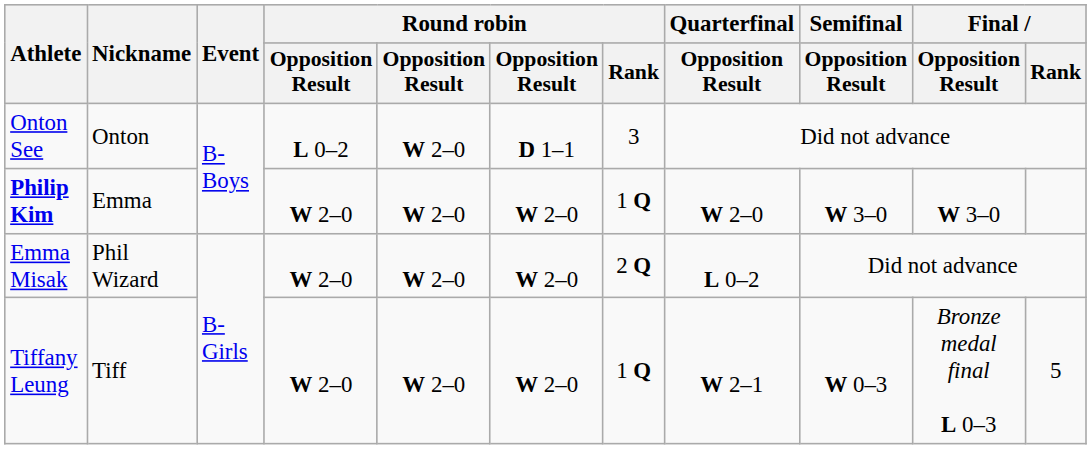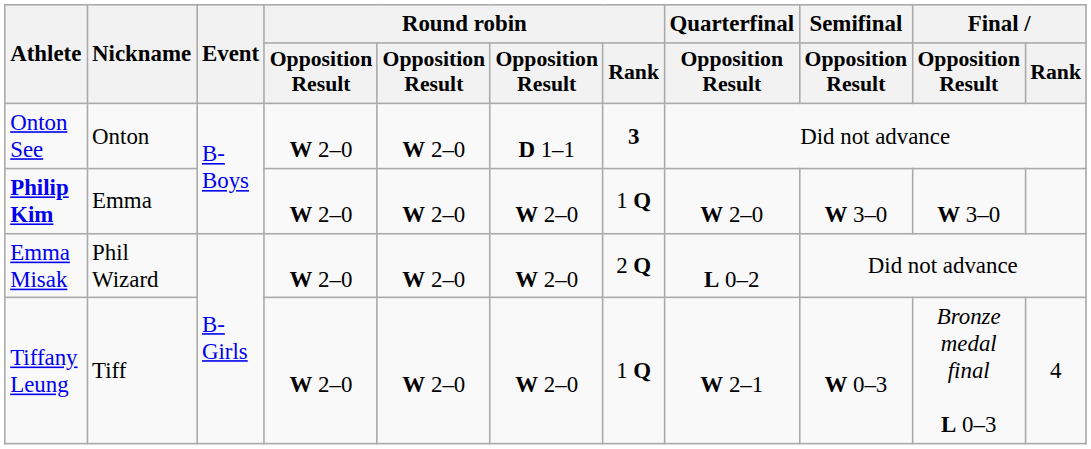(321, 149) L 0–2 -> (321, 149) W 2–0
(634, 136) normal -> (634, 136) bold
(1056, 371) 5 -> (1056, 371) 4
